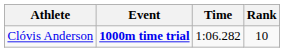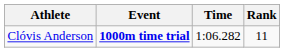(262, 36) 10 -> (262, 36) 11
